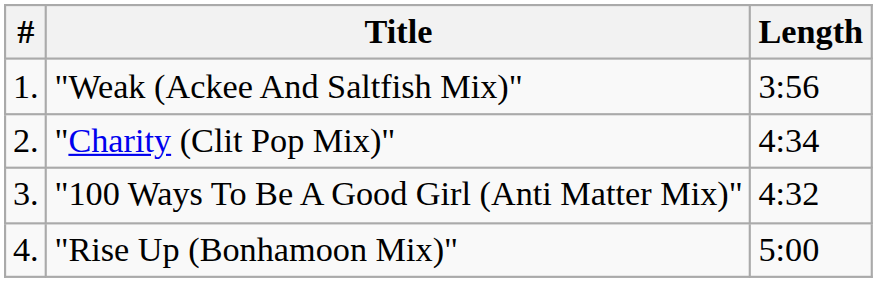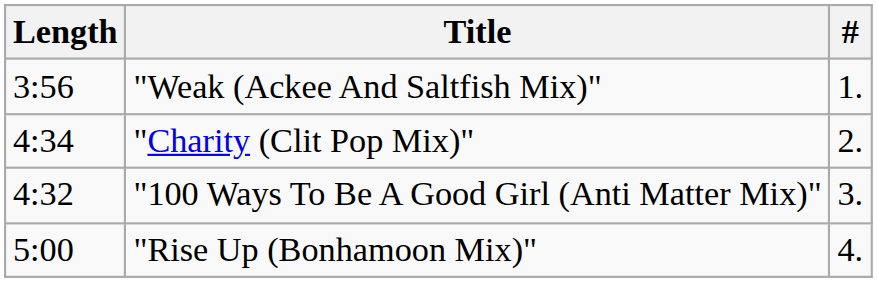columns swapped: (26, 31) <-> (811, 31)
